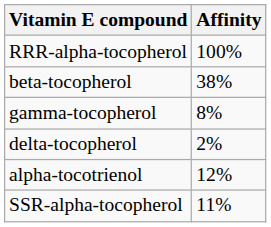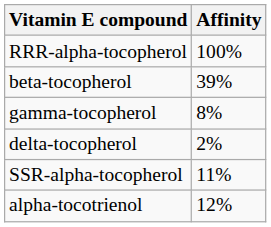(214, 81) 38% -> (214, 81) 39%
rows swapped: (96, 205) <-> (76, 174)
